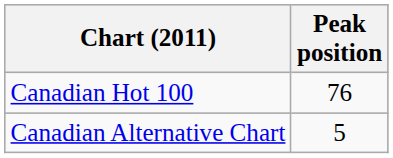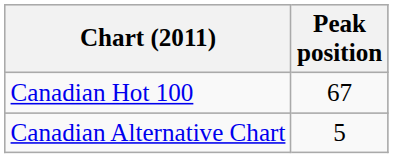(340, 92) 76 -> (340, 92) 67
